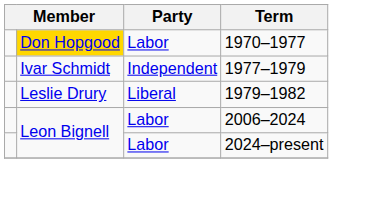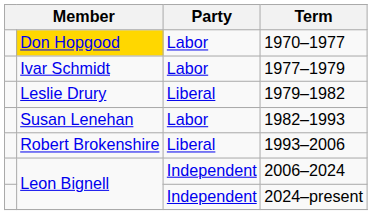(172, 68) Independent -> (188, 68) Labor
+ row: (305, 119)
+ row: (305, 145)
(148, 119) Labor -> (212, 171) Independent
(148, 145) Labor -> (212, 196) Independent
